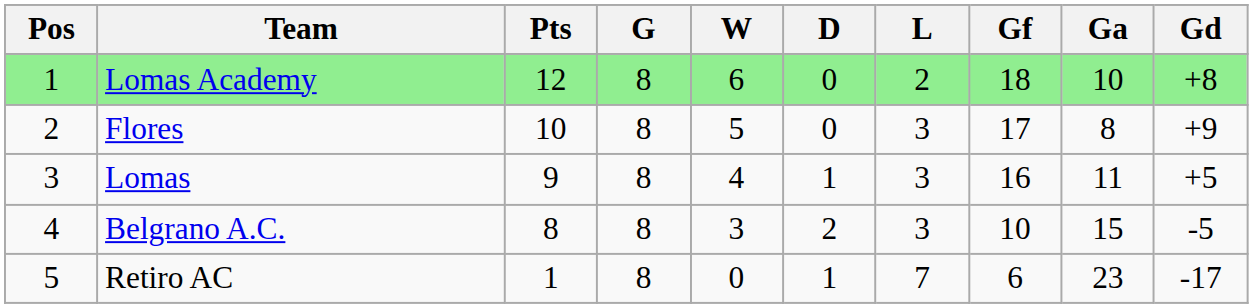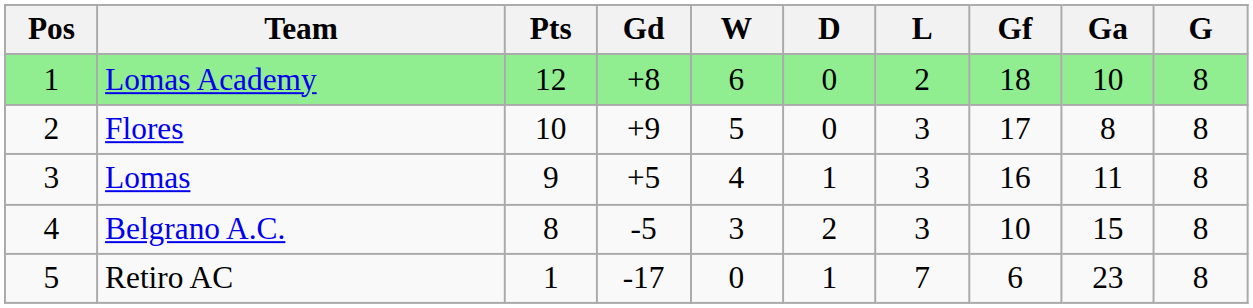columns swapped: (644, 29) <-> (1201, 29)
